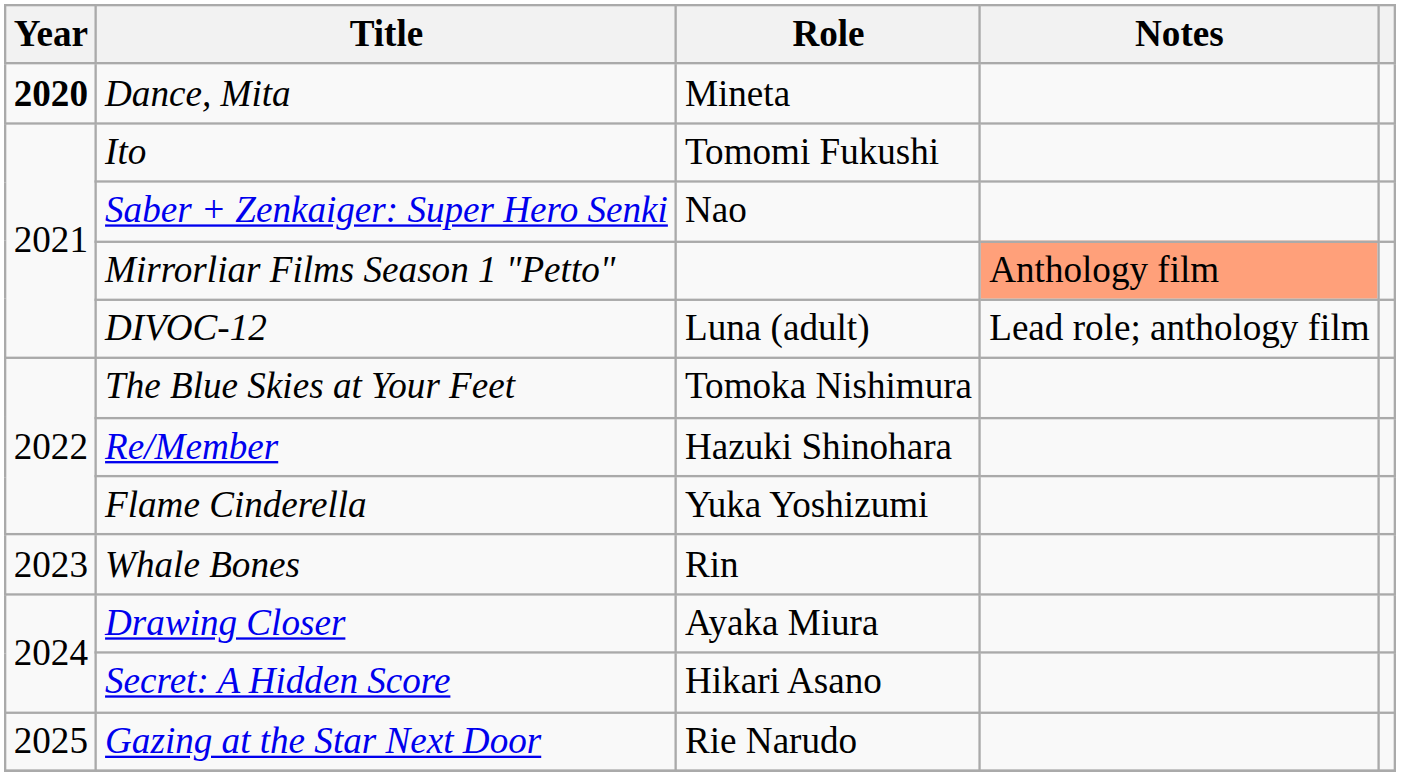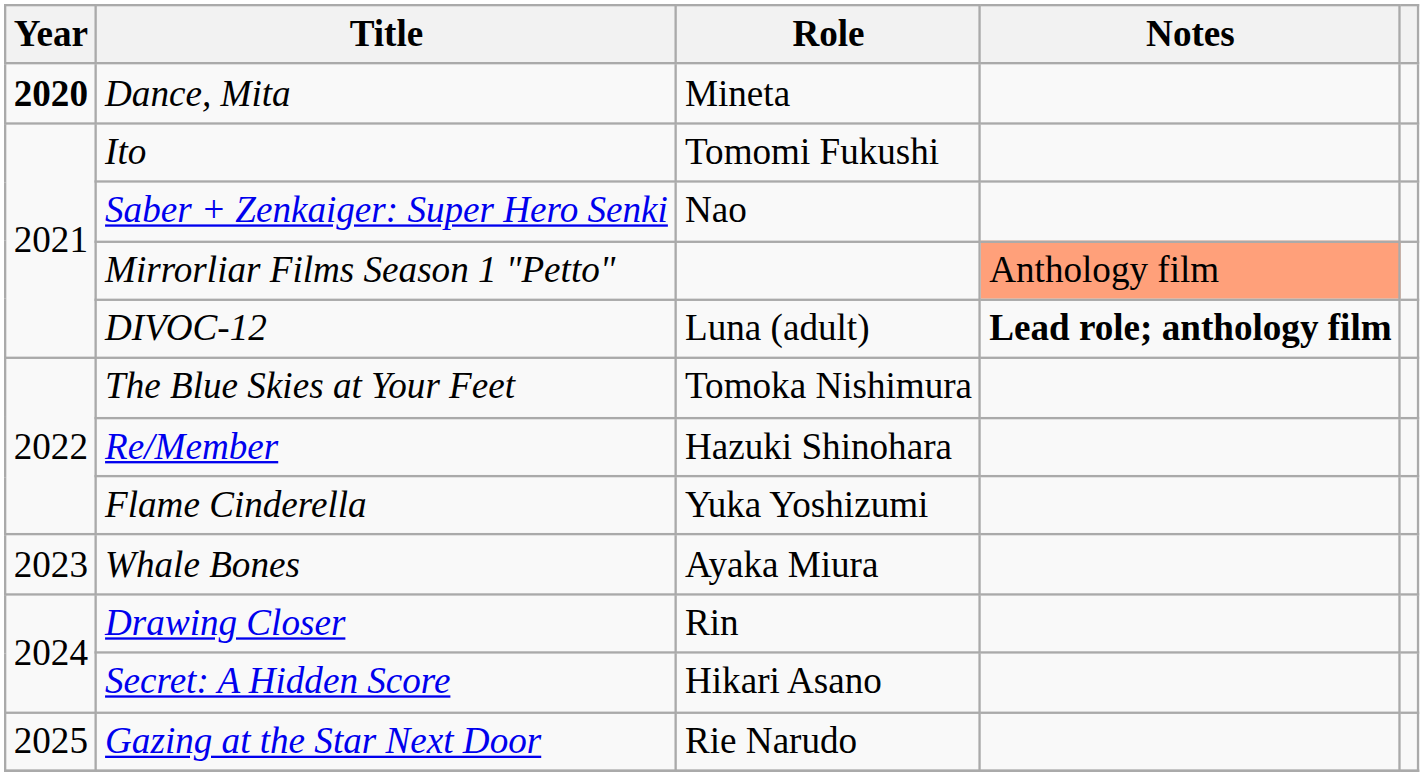(1179, 328) normal -> (1190, 328) bold
(712, 563) Rin -> (782, 563) Ayaka Miura
(782, 622) Ayaka Miura -> (712, 622) Rin
